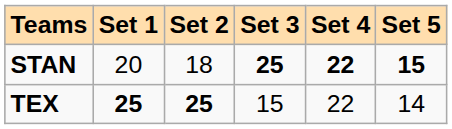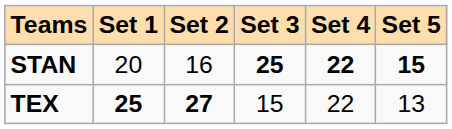(199, 64) 18 -> (199, 64) 16
(199, 103) 25 -> (199, 103) 27
(411, 103) 14 -> (411, 103) 13
